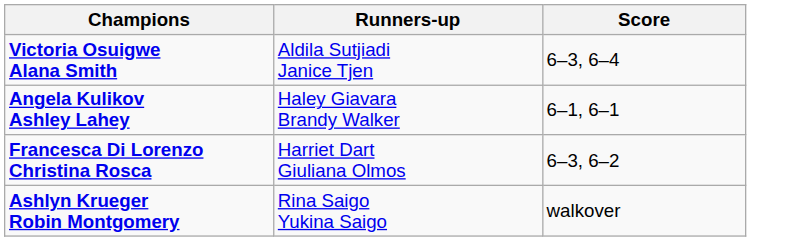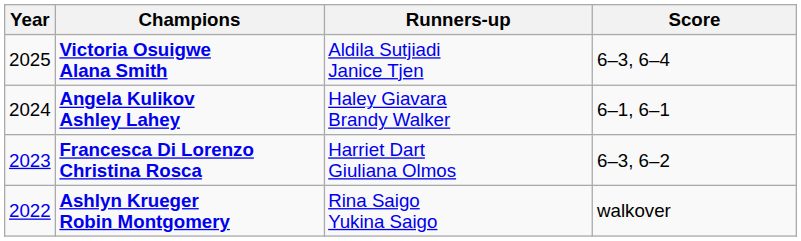+ column: (30, 20)
